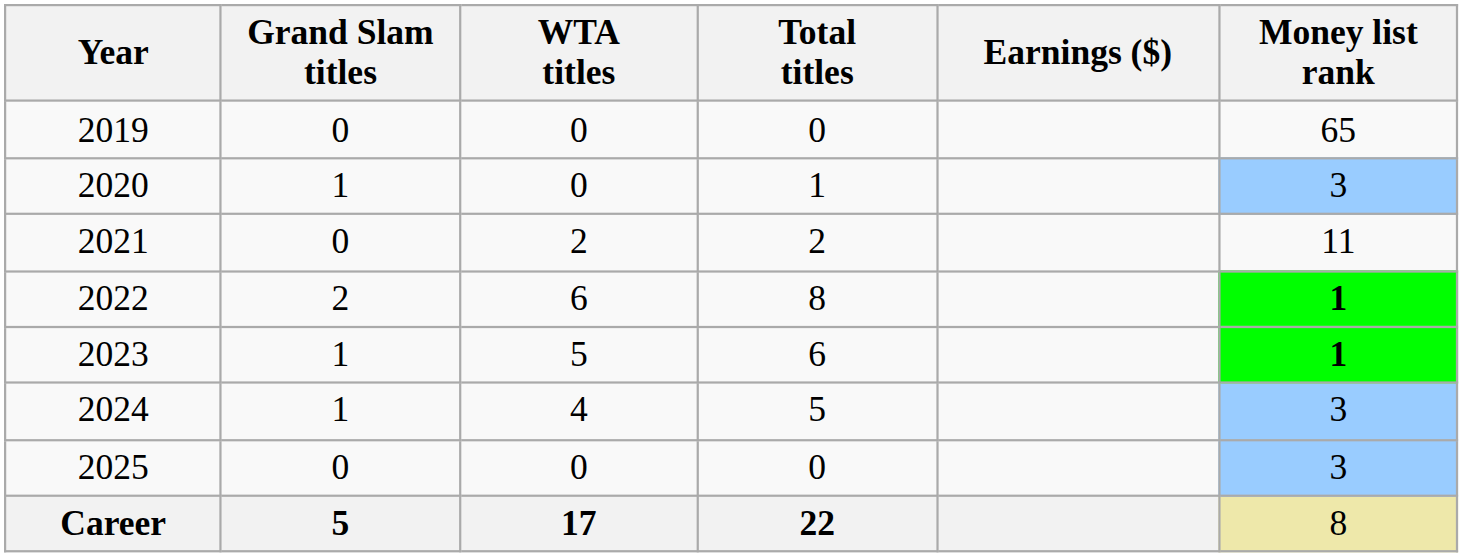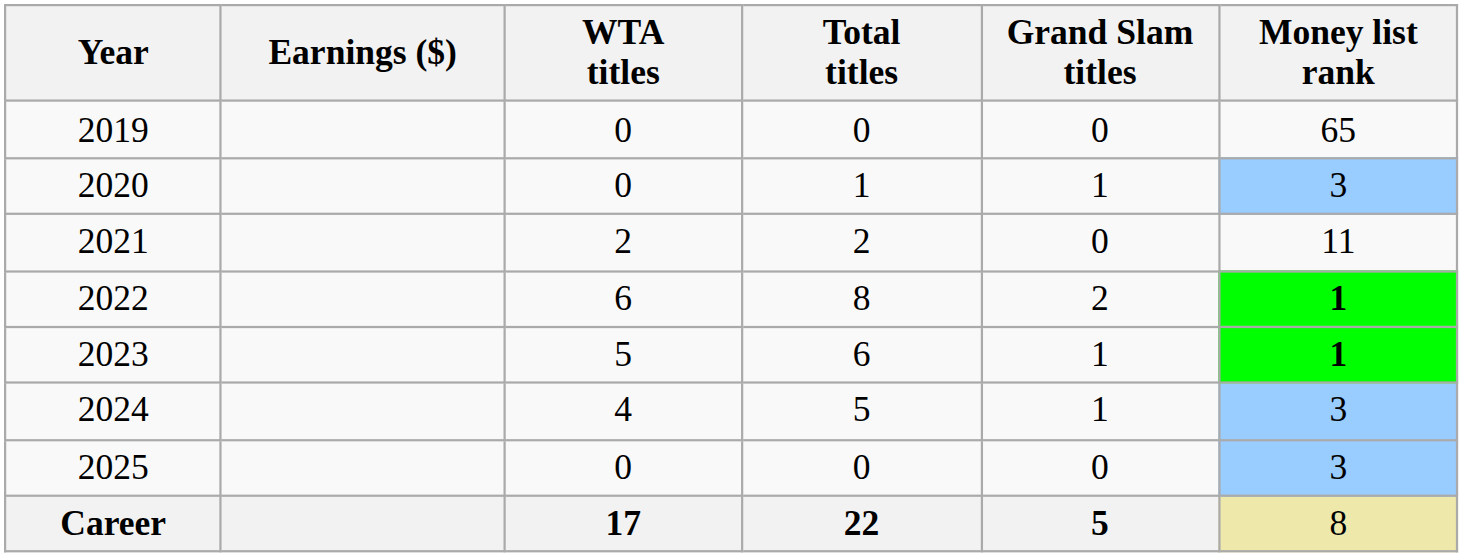columns swapped: (340, 52) <-> (1078, 52)
